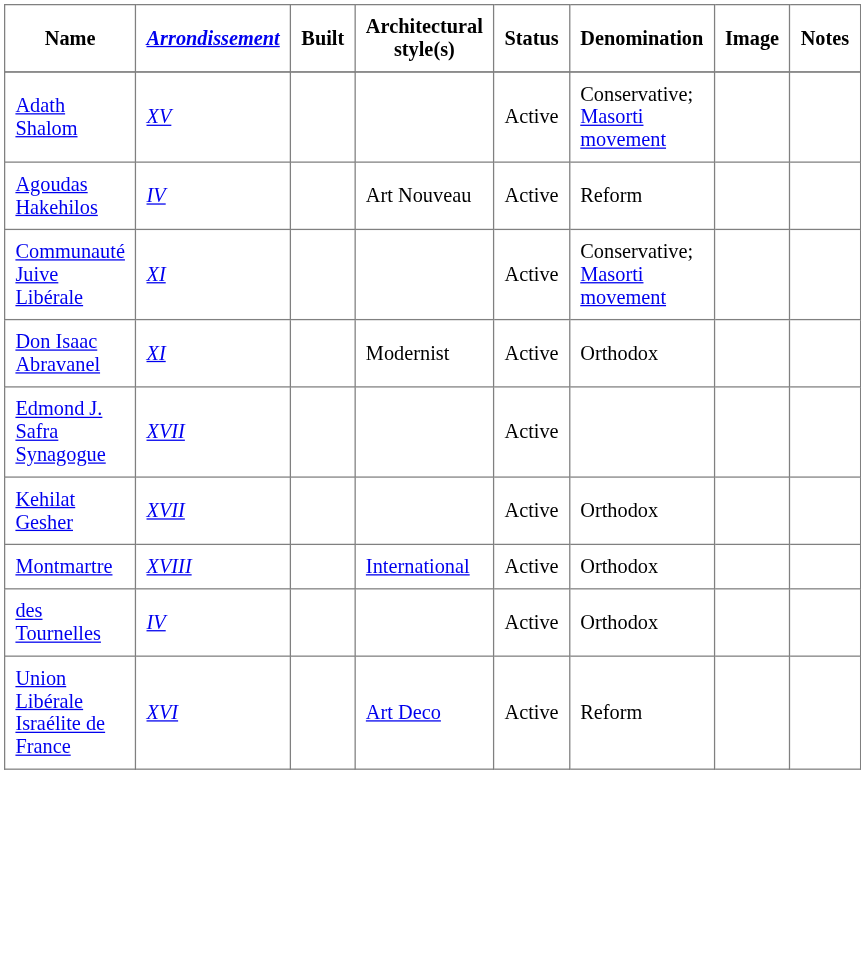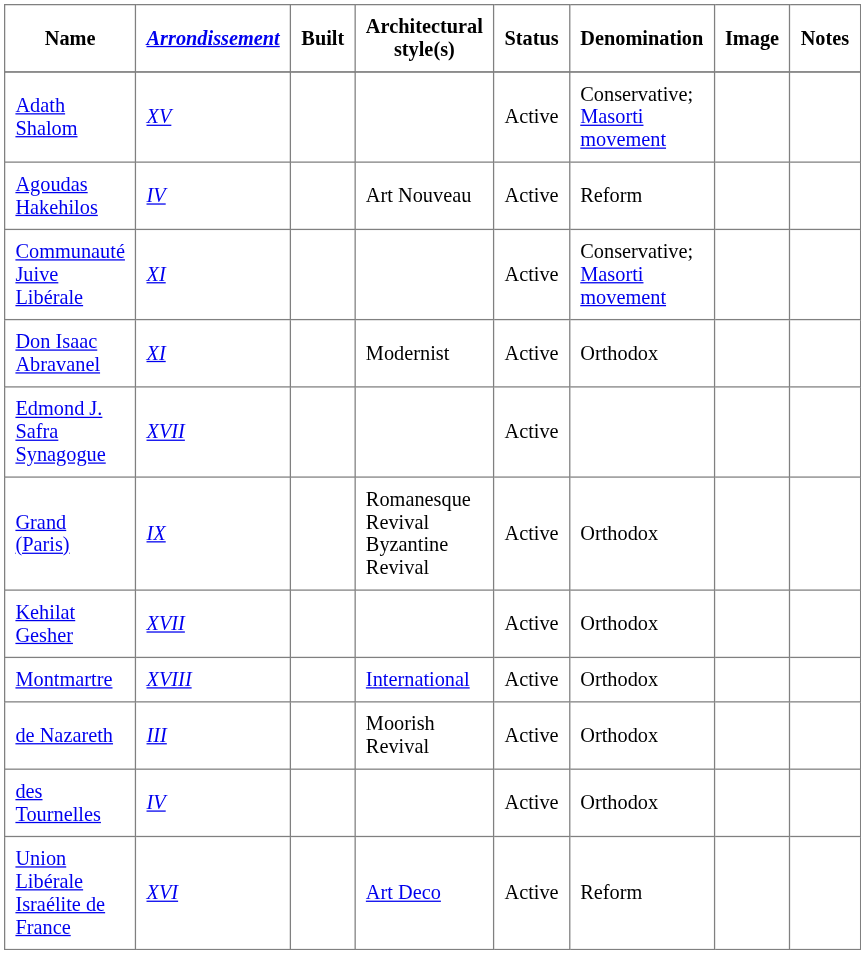+ row: (43, 533)
+ row: (64, 735)
